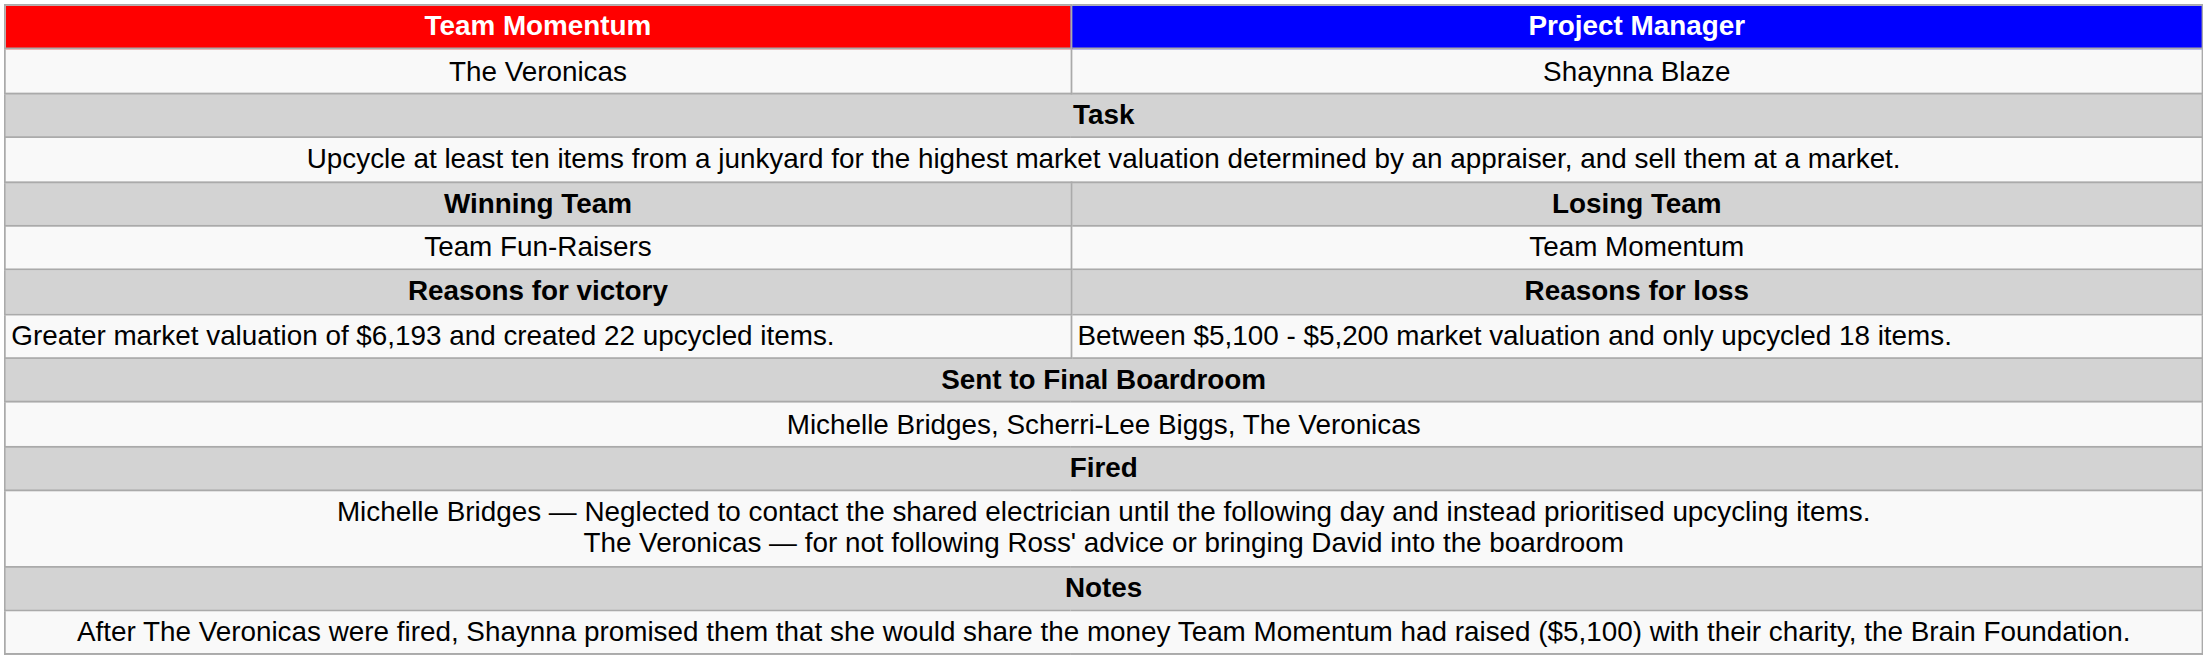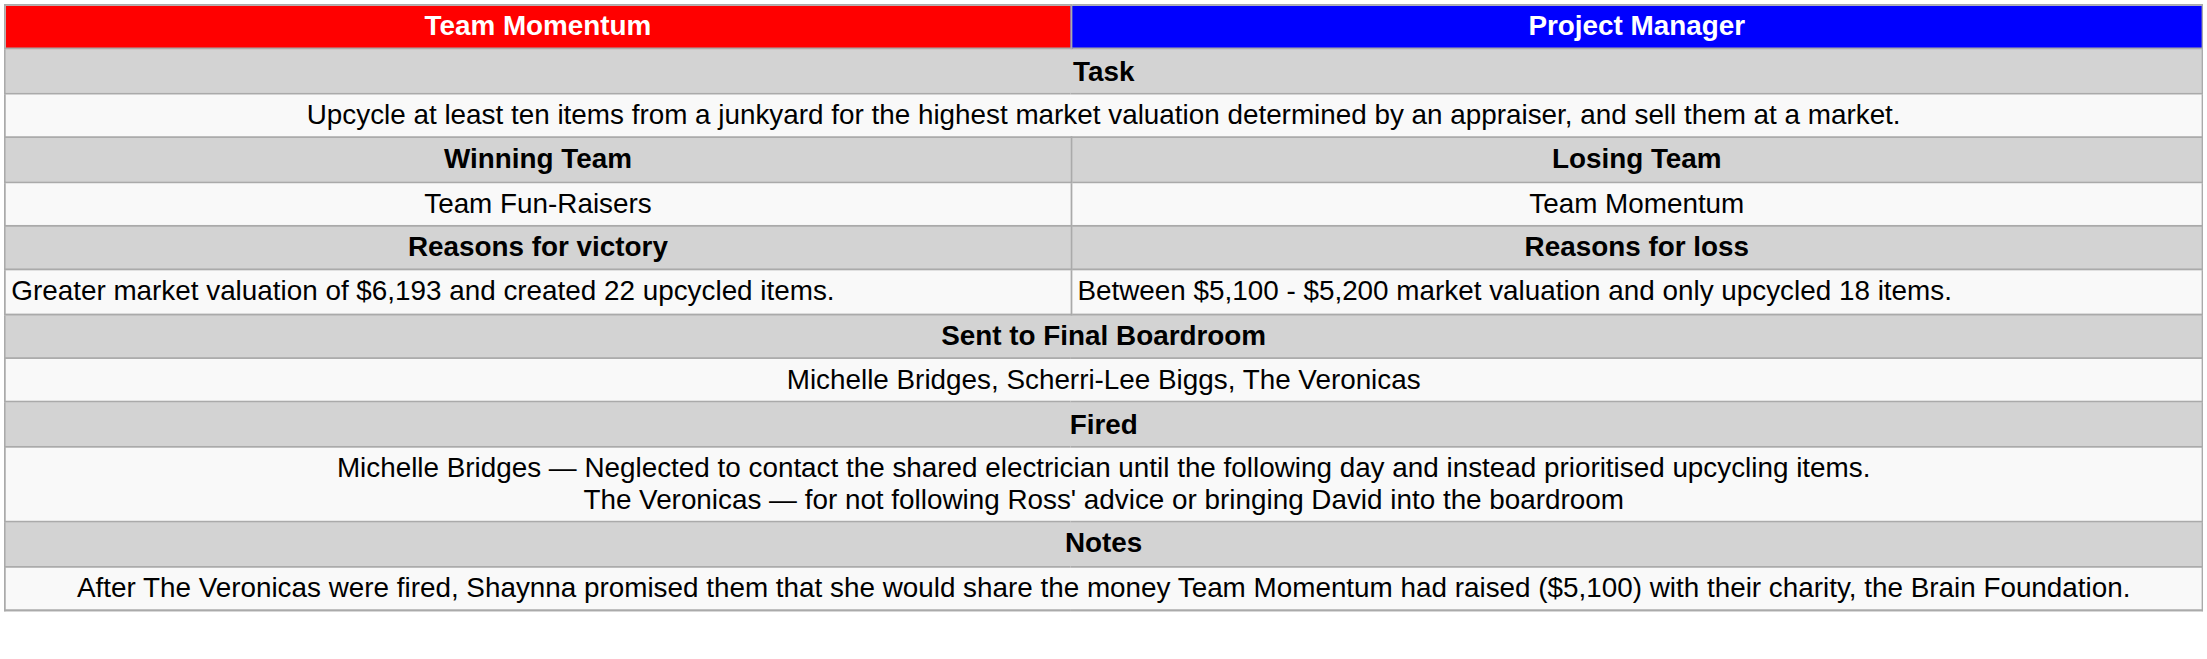- row: (538, 70)
